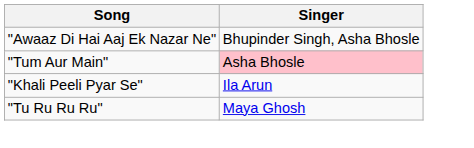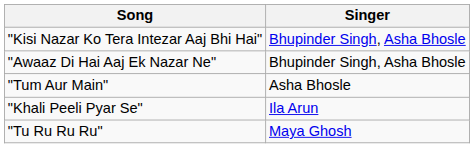+ row: (135, 39)
(264, 62) pink background -> (310, 85) no background
